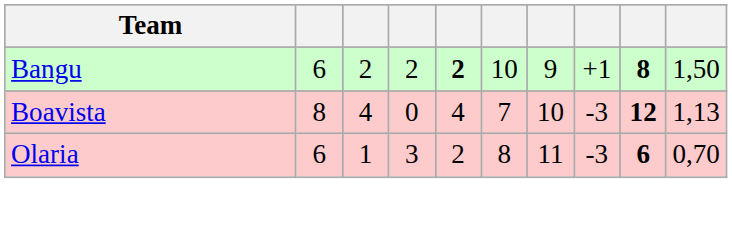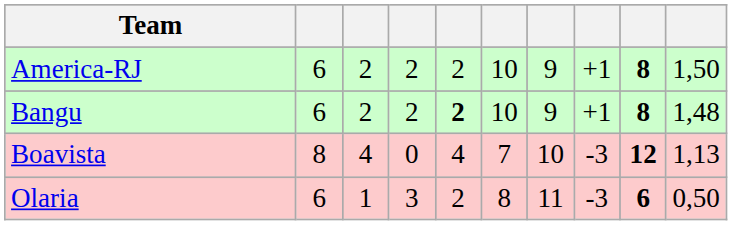+ row: (76, 68)
(696, 68) 1,50 -> (696, 111) 1,48
(696, 154) 0,70 -> (696, 197) 0,50
